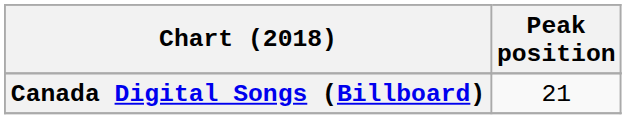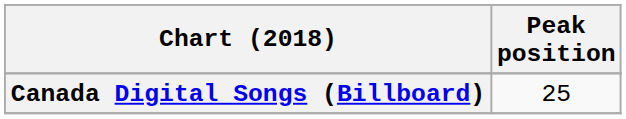(556, 94) 21 -> (556, 94) 25
